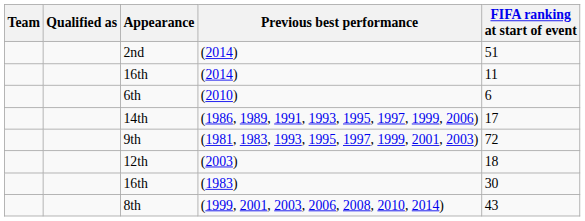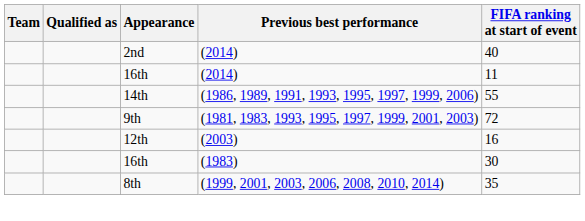(492, 52) 51 -> (492, 52) 40
- row: (132, 96)
(492, 118) 17 -> (492, 96) 55
(492, 161) 18 -> (492, 140) 16
(492, 205) 43 -> (492, 183) 35
